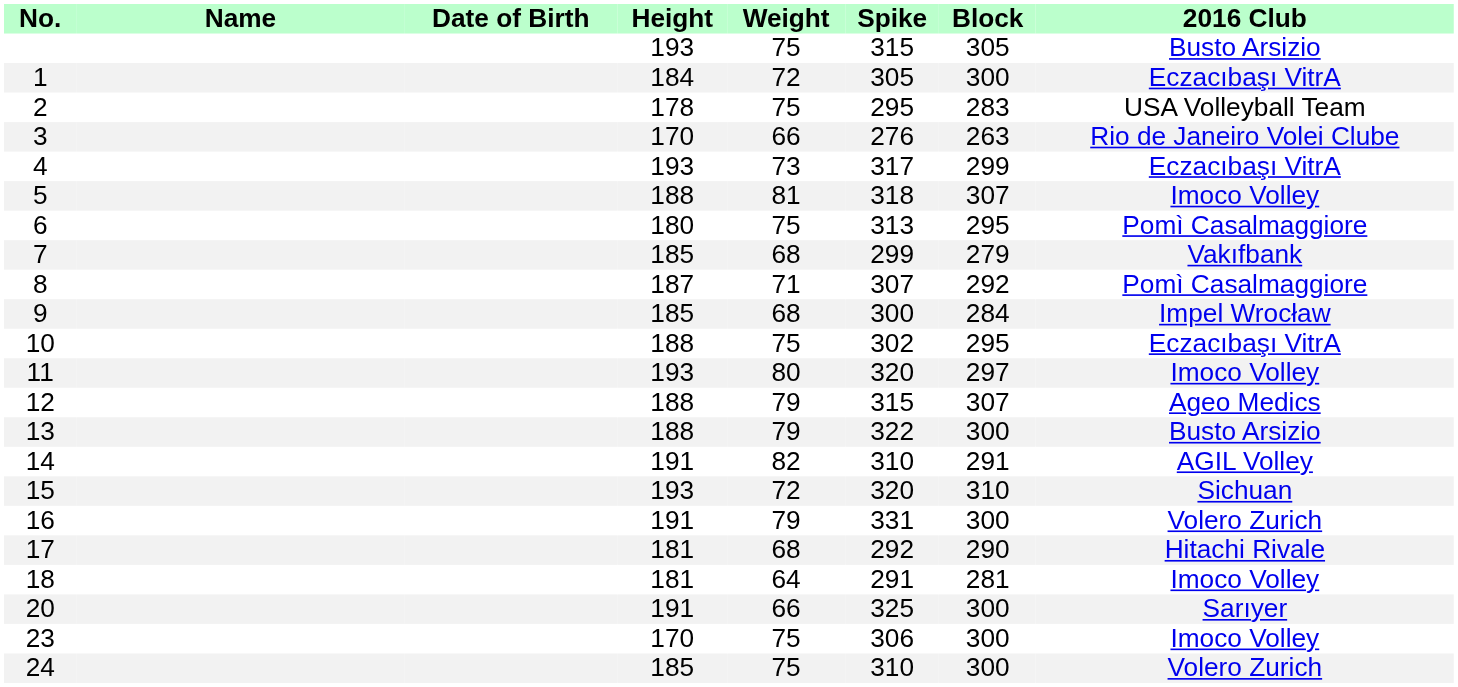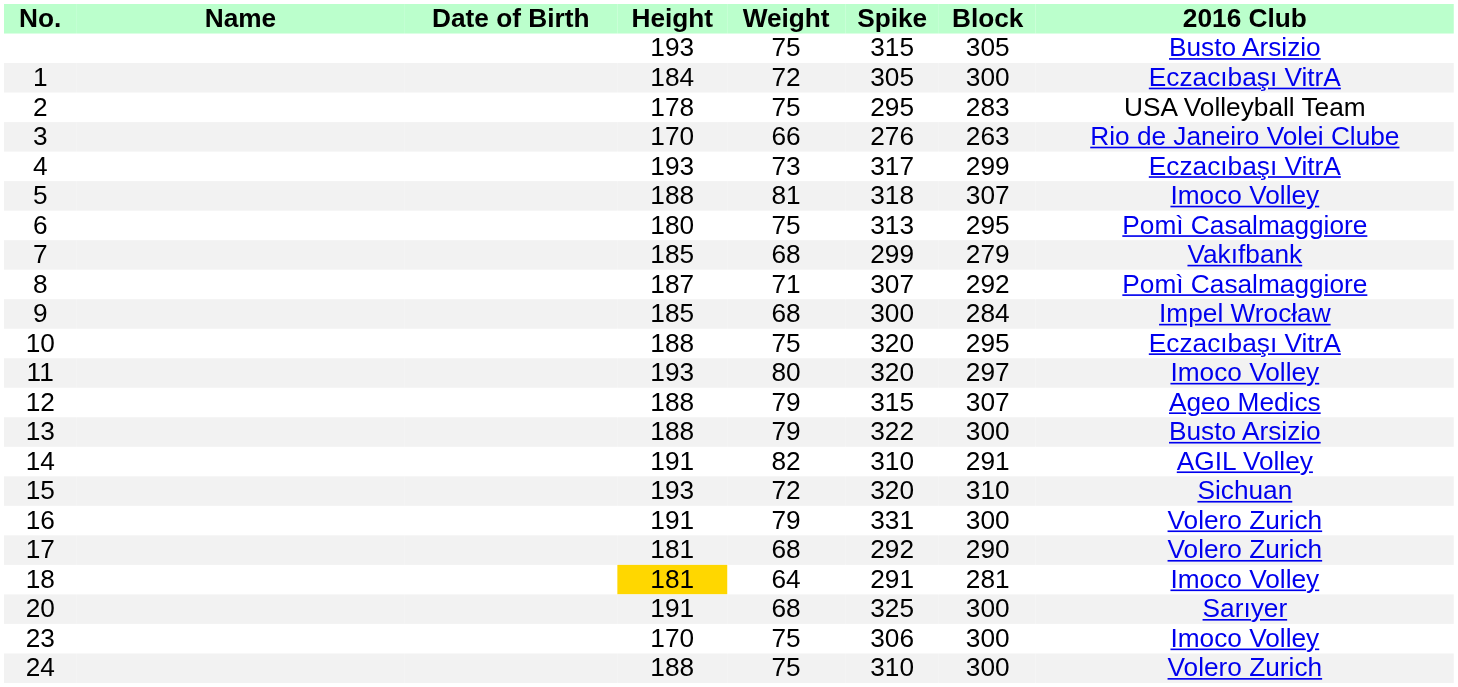(892, 343) 302 -> (892, 343) 320
(1245, 549) Hitachi Rivale -> (1245, 549) Volero Zurich
(672, 579) no background -> (672, 579) gold background
(786, 608) 66 -> (786, 608) 68
(672, 667) 185 -> (672, 667) 188
